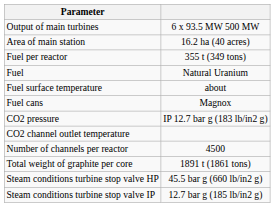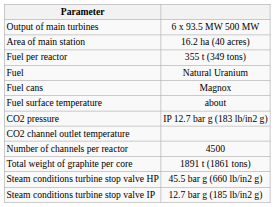rows swapped: (25, 103) <-> (54, 88)
